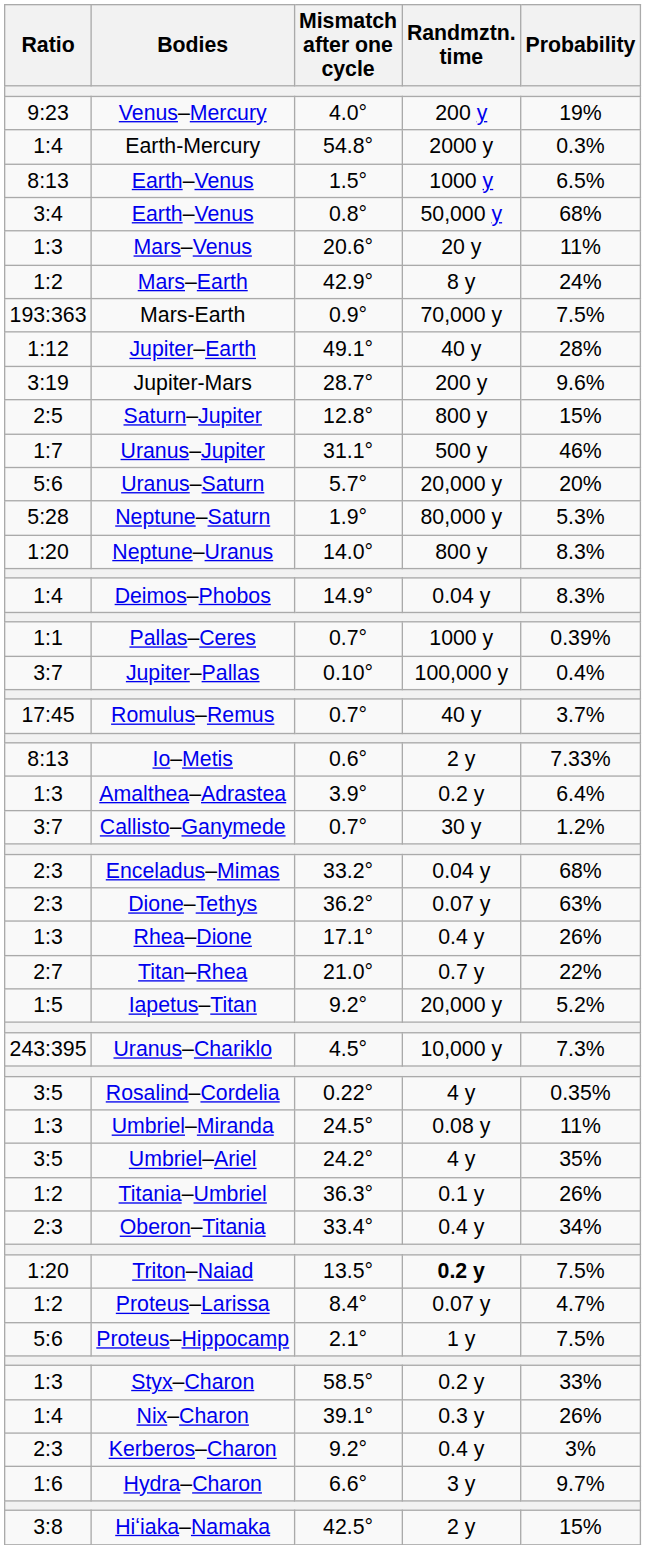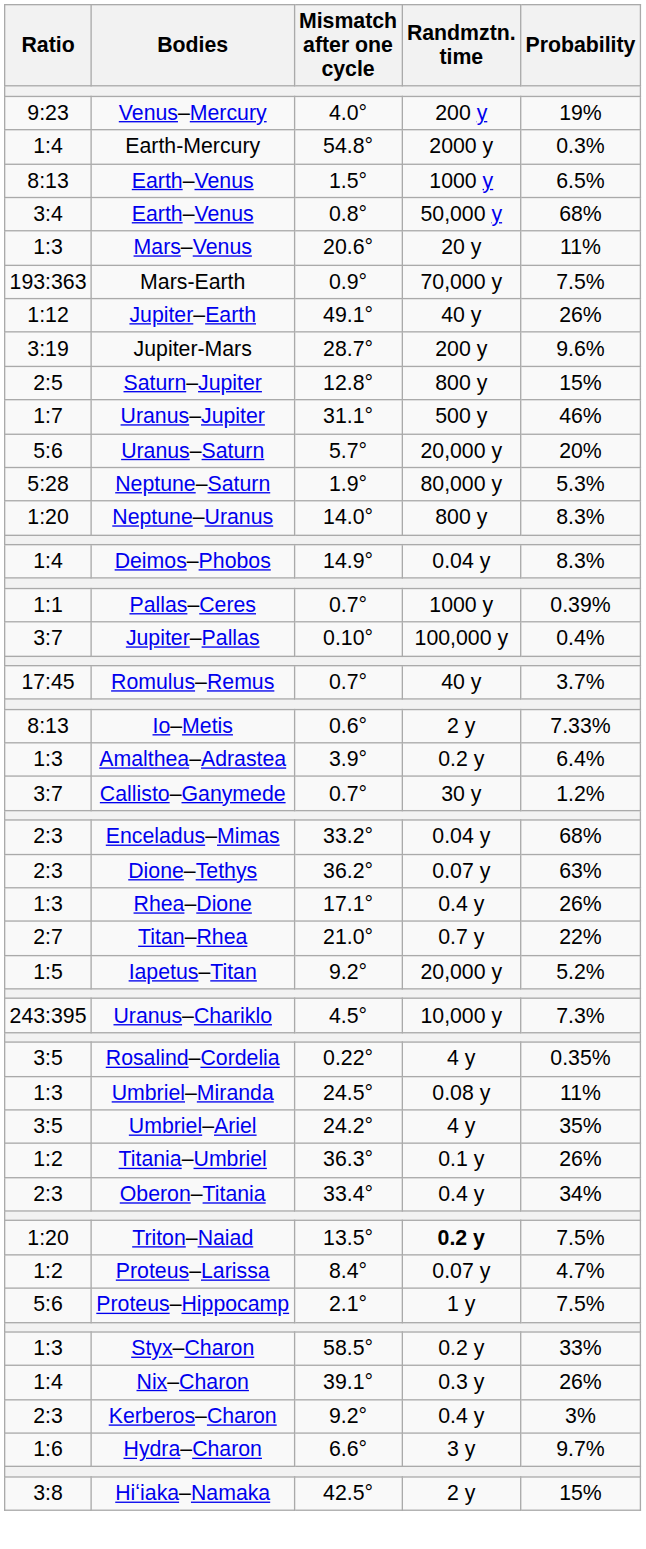- row: (193, 281)
(580, 349) 28% -> (580, 315) 26%
